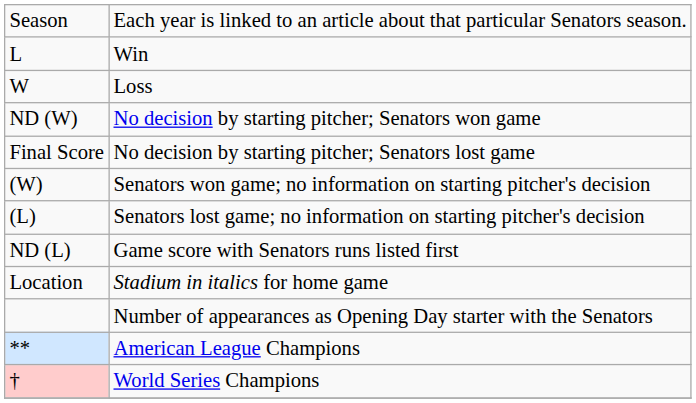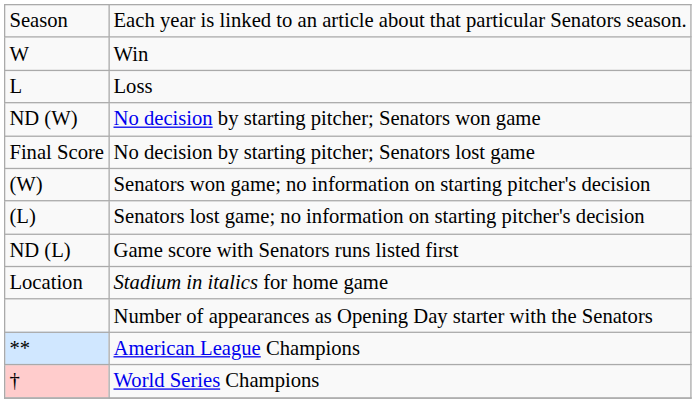(16, 53) L -> (19, 53) W
(19, 86) W -> (16, 86) L
